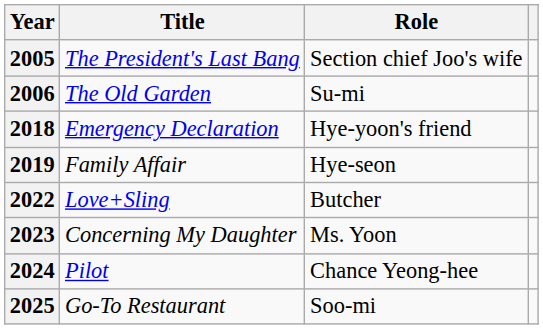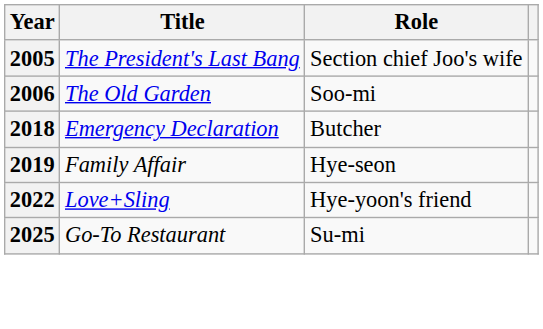(338, 93) Su-mi -> (343, 93) Soo-mi
(391, 128) Hye-yoon's friend -> (346, 128) Butcher
(346, 199) Butcher -> (391, 199) Hye-yoon's friend
- row: (32, 235)
- row: (32, 270)
(343, 306) Soo-mi -> (338, 235) Su-mi
